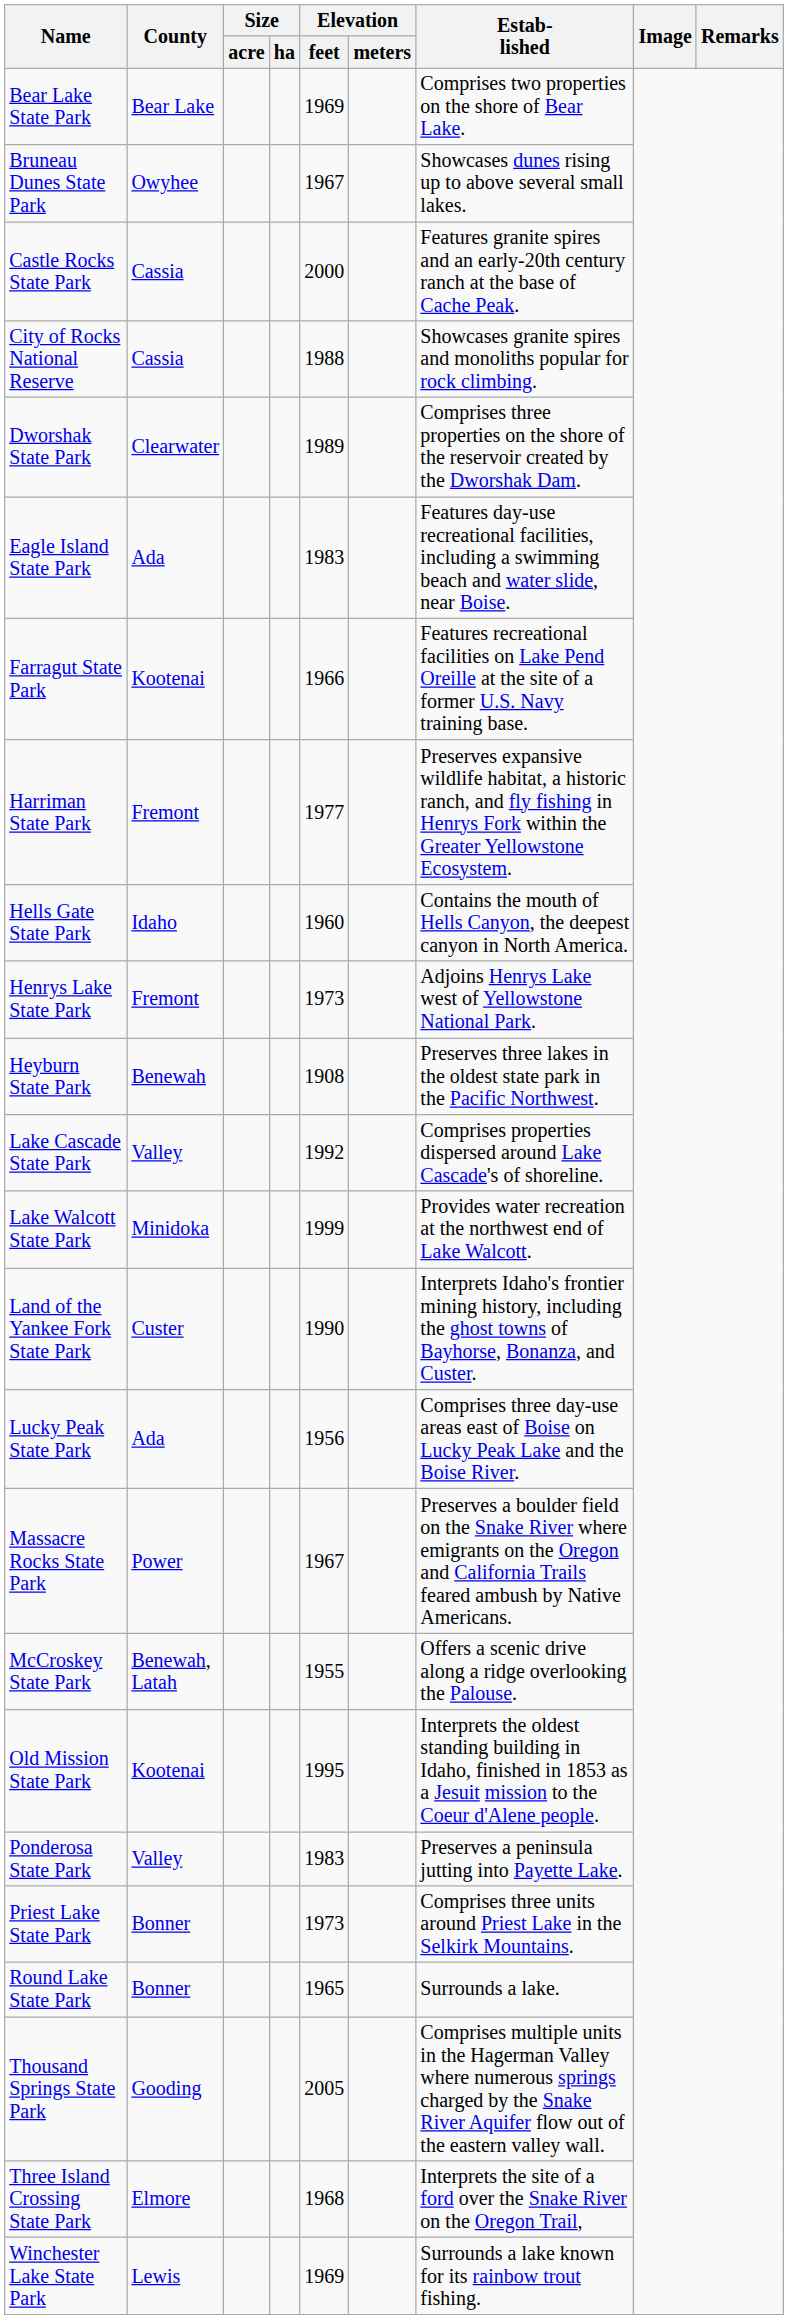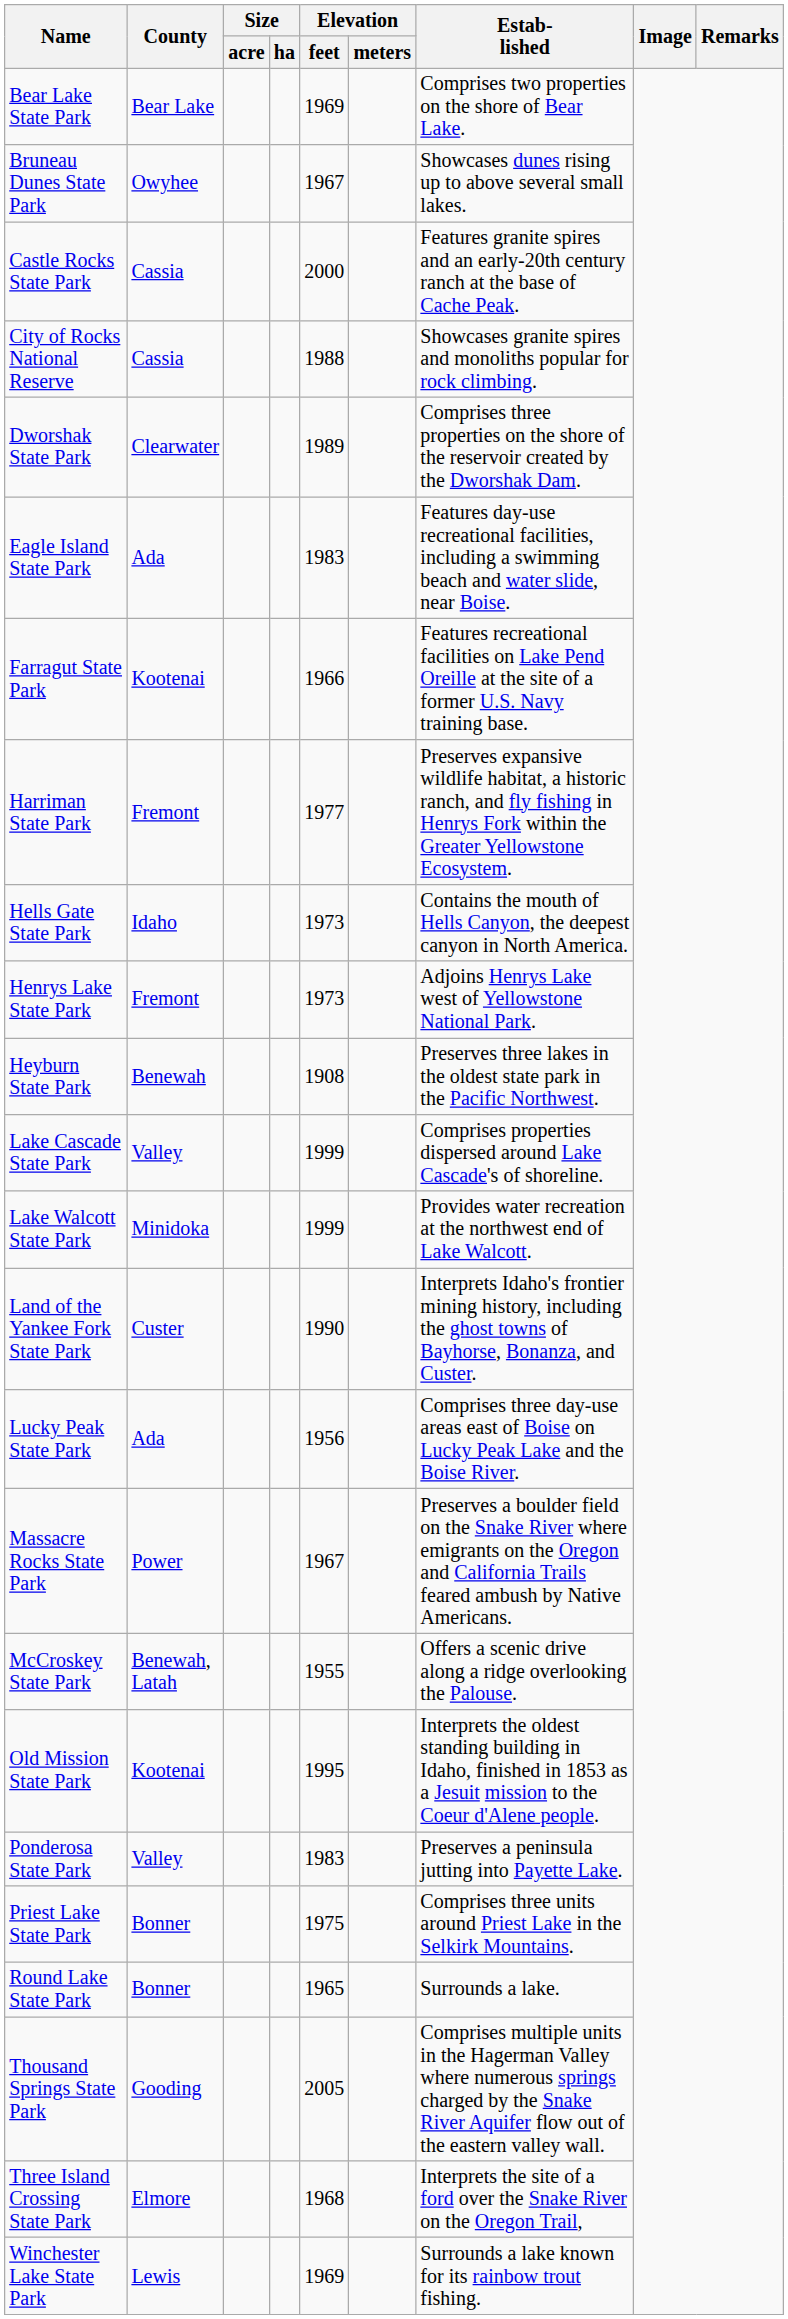(324, 922) 1960 -> (324, 922) 1973
(324, 1152) 1992 -> (324, 1152) 1999
(324, 1923) 1973 -> (324, 1923) 1975
